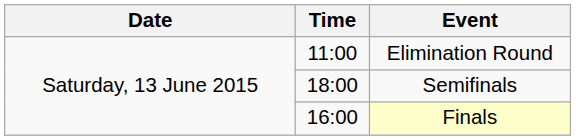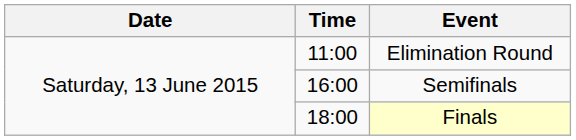(332, 85) 18:00 -> (332, 85) 16:00
(332, 118) 16:00 -> (332, 118) 18:00
